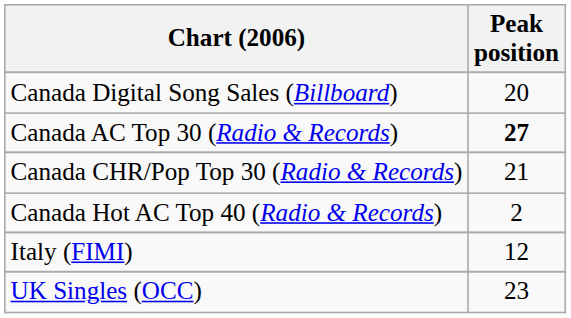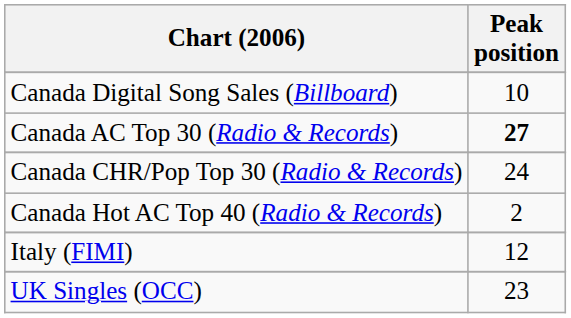(517, 92) 20 -> (517, 92) 10
(517, 172) 21 -> (517, 172) 24
